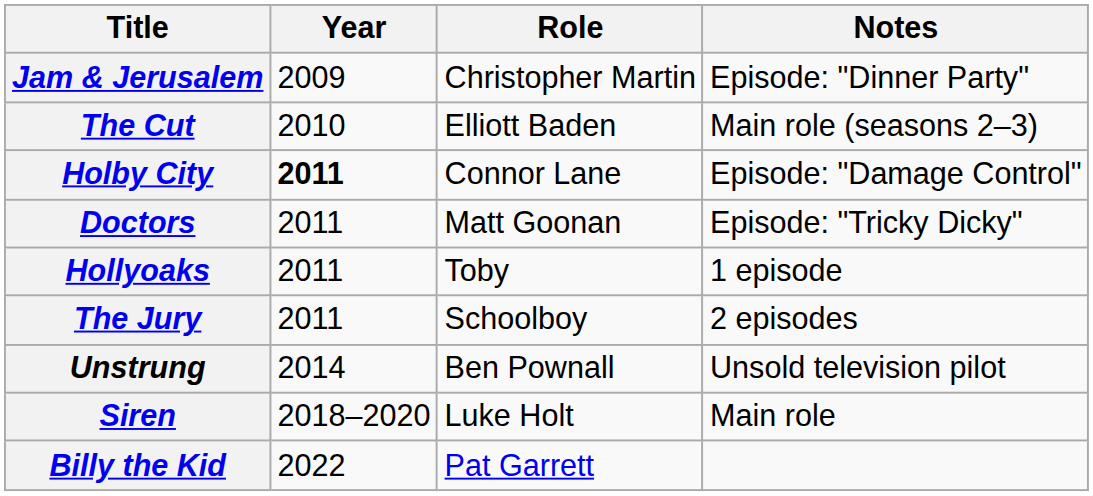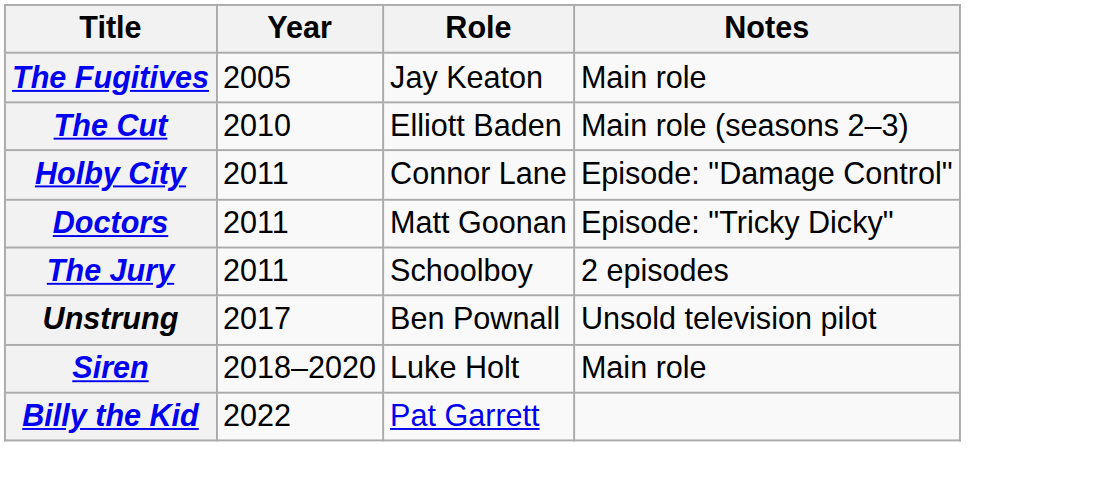+ row: (110, 77)
- row: (138, 77)
(311, 174) bold -> (256, 174) normal
- row: (138, 271)
(312, 367) 2014 -> (257, 319) 2017
